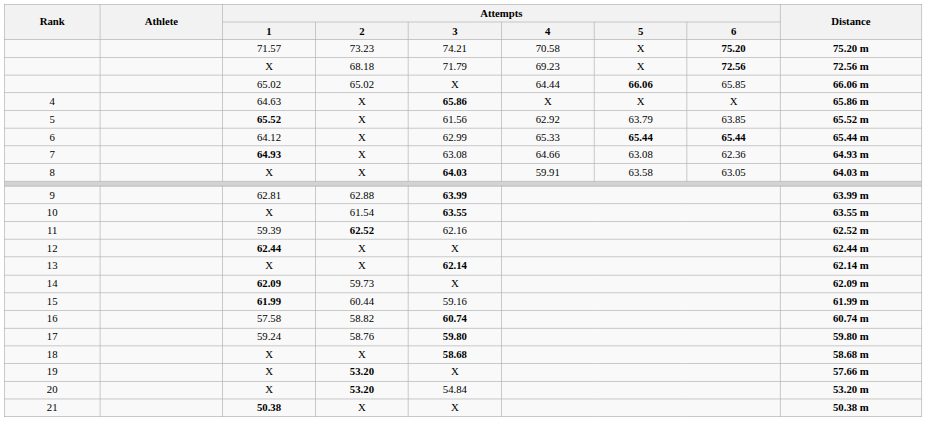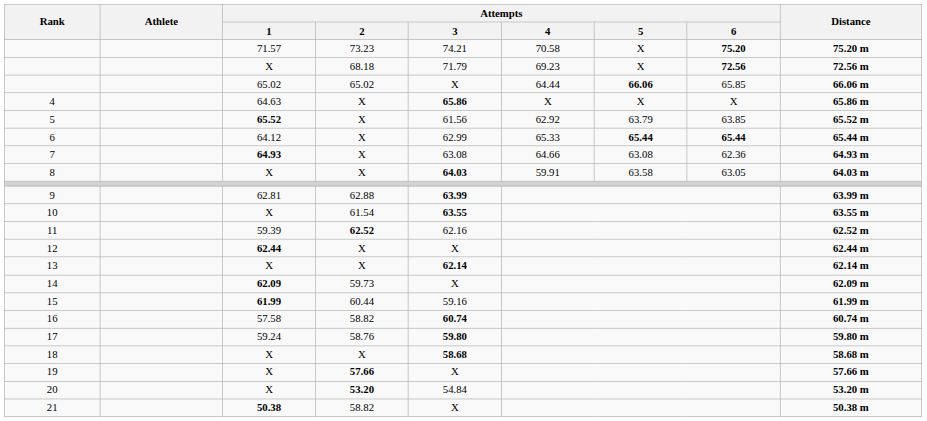(362, 372) 53.20 -> (362, 372) 57.66
(362, 407) X -> (362, 407) 58.82
